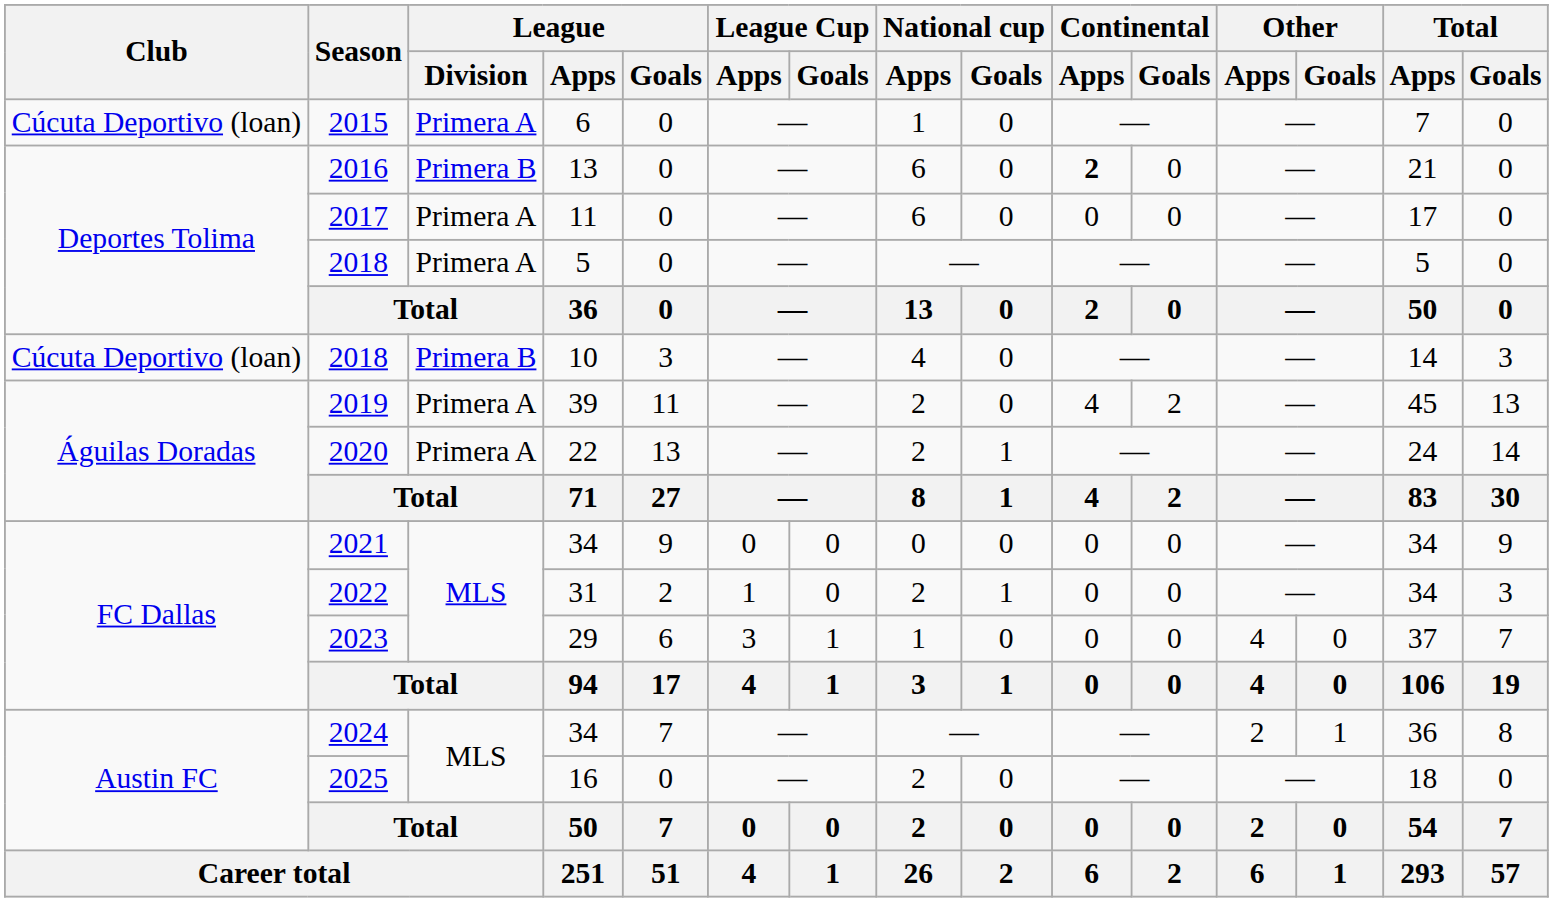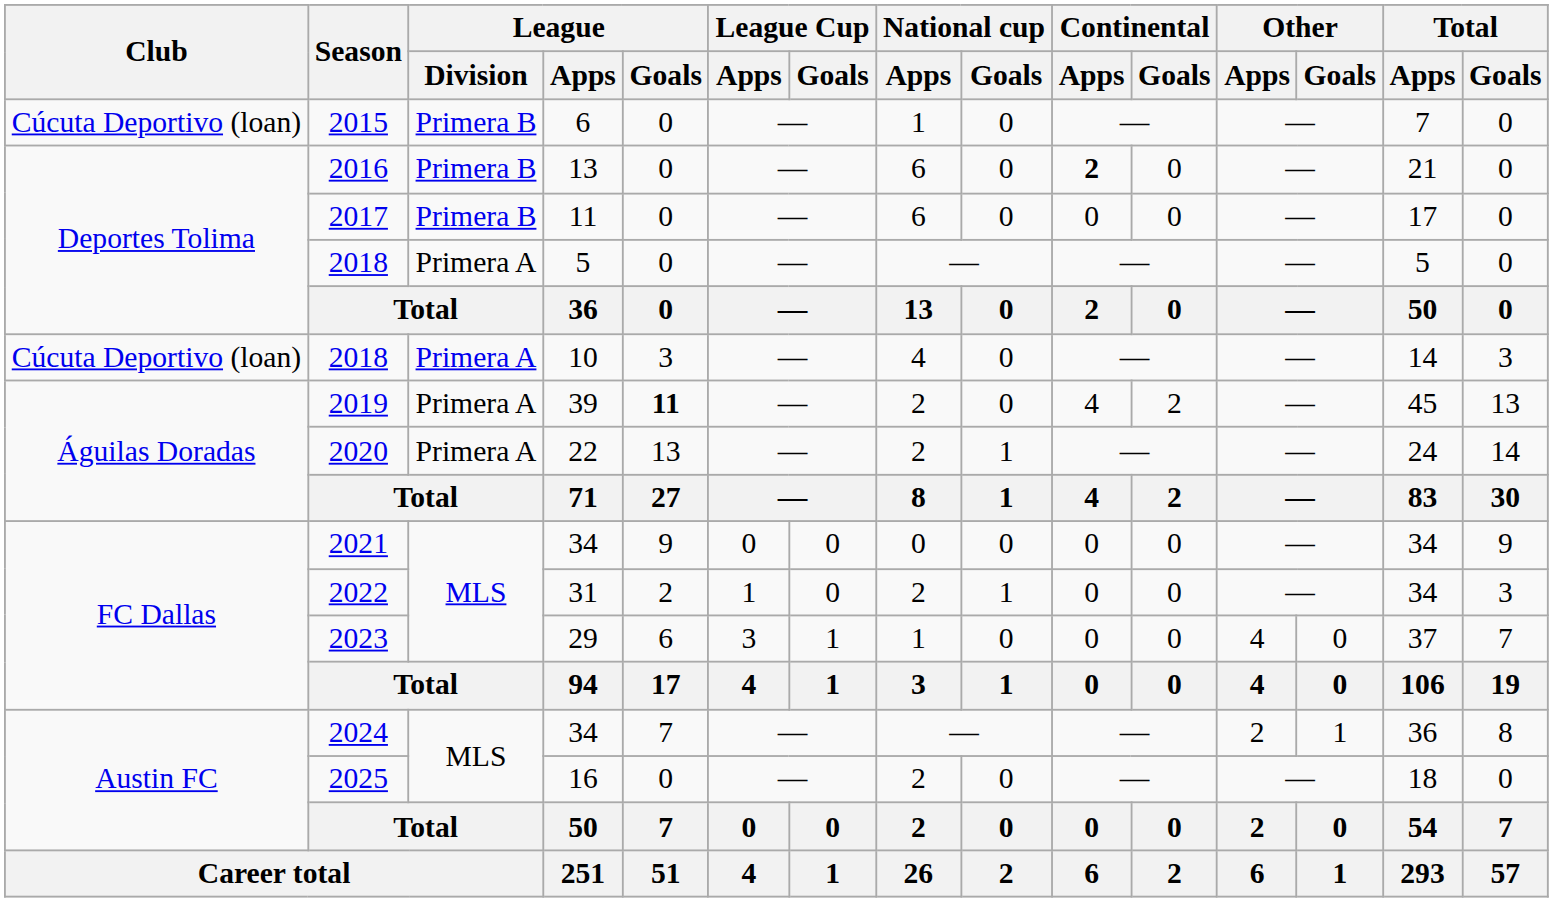(476, 121) Primera A -> (476, 121) Primera B
(476, 215) Primera A -> (476, 215) Primera B
(476, 356) Primera B -> (476, 356) Primera A
(666, 403) normal -> (666, 403) bold
